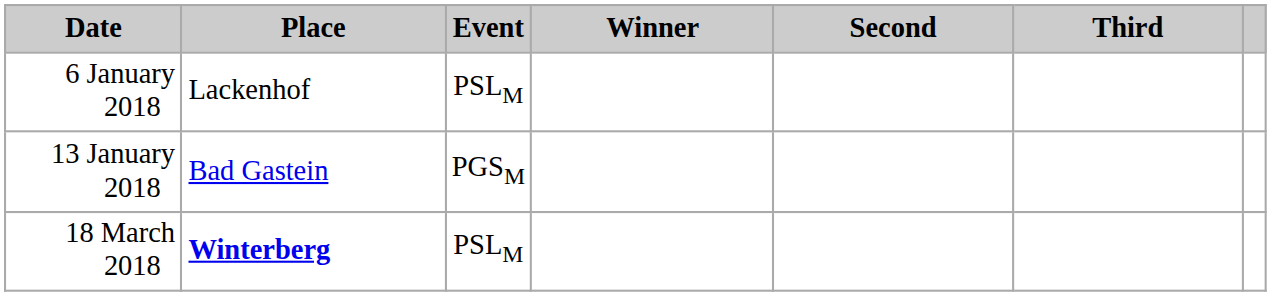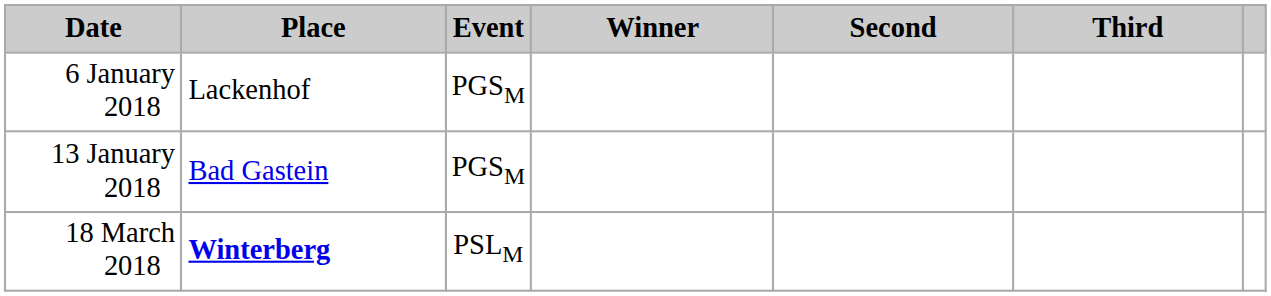(488, 89) PSLM -> (488, 89) PGSM
